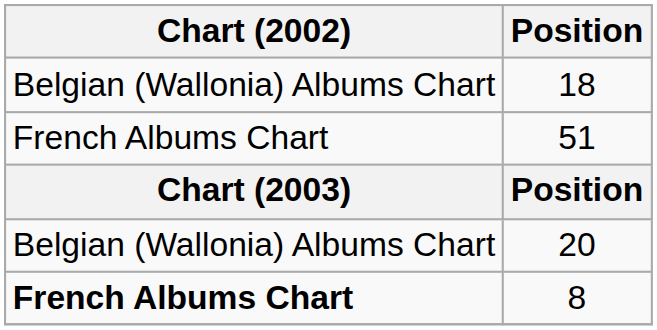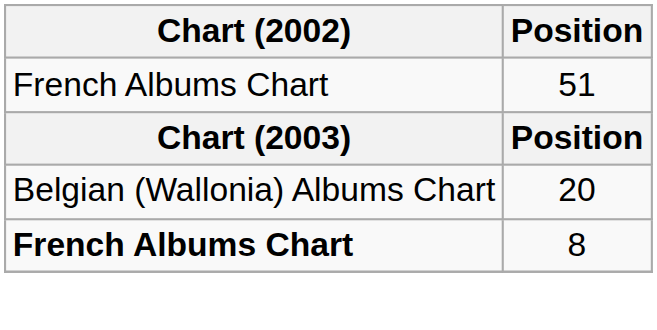- row: (577, 84)
